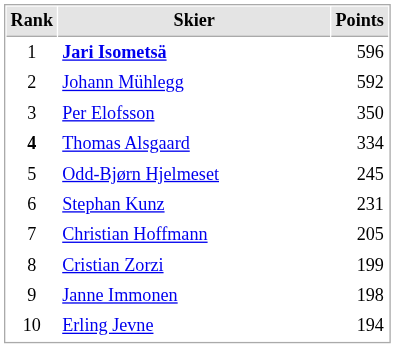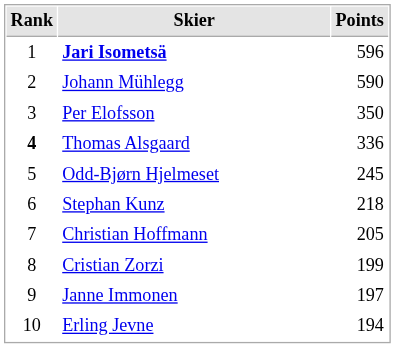(370, 83) 592 -> (370, 83) 590
(370, 143) 334 -> (370, 143) 336
(370, 204) 231 -> (370, 204) 218
(370, 295) 198 -> (370, 295) 197
